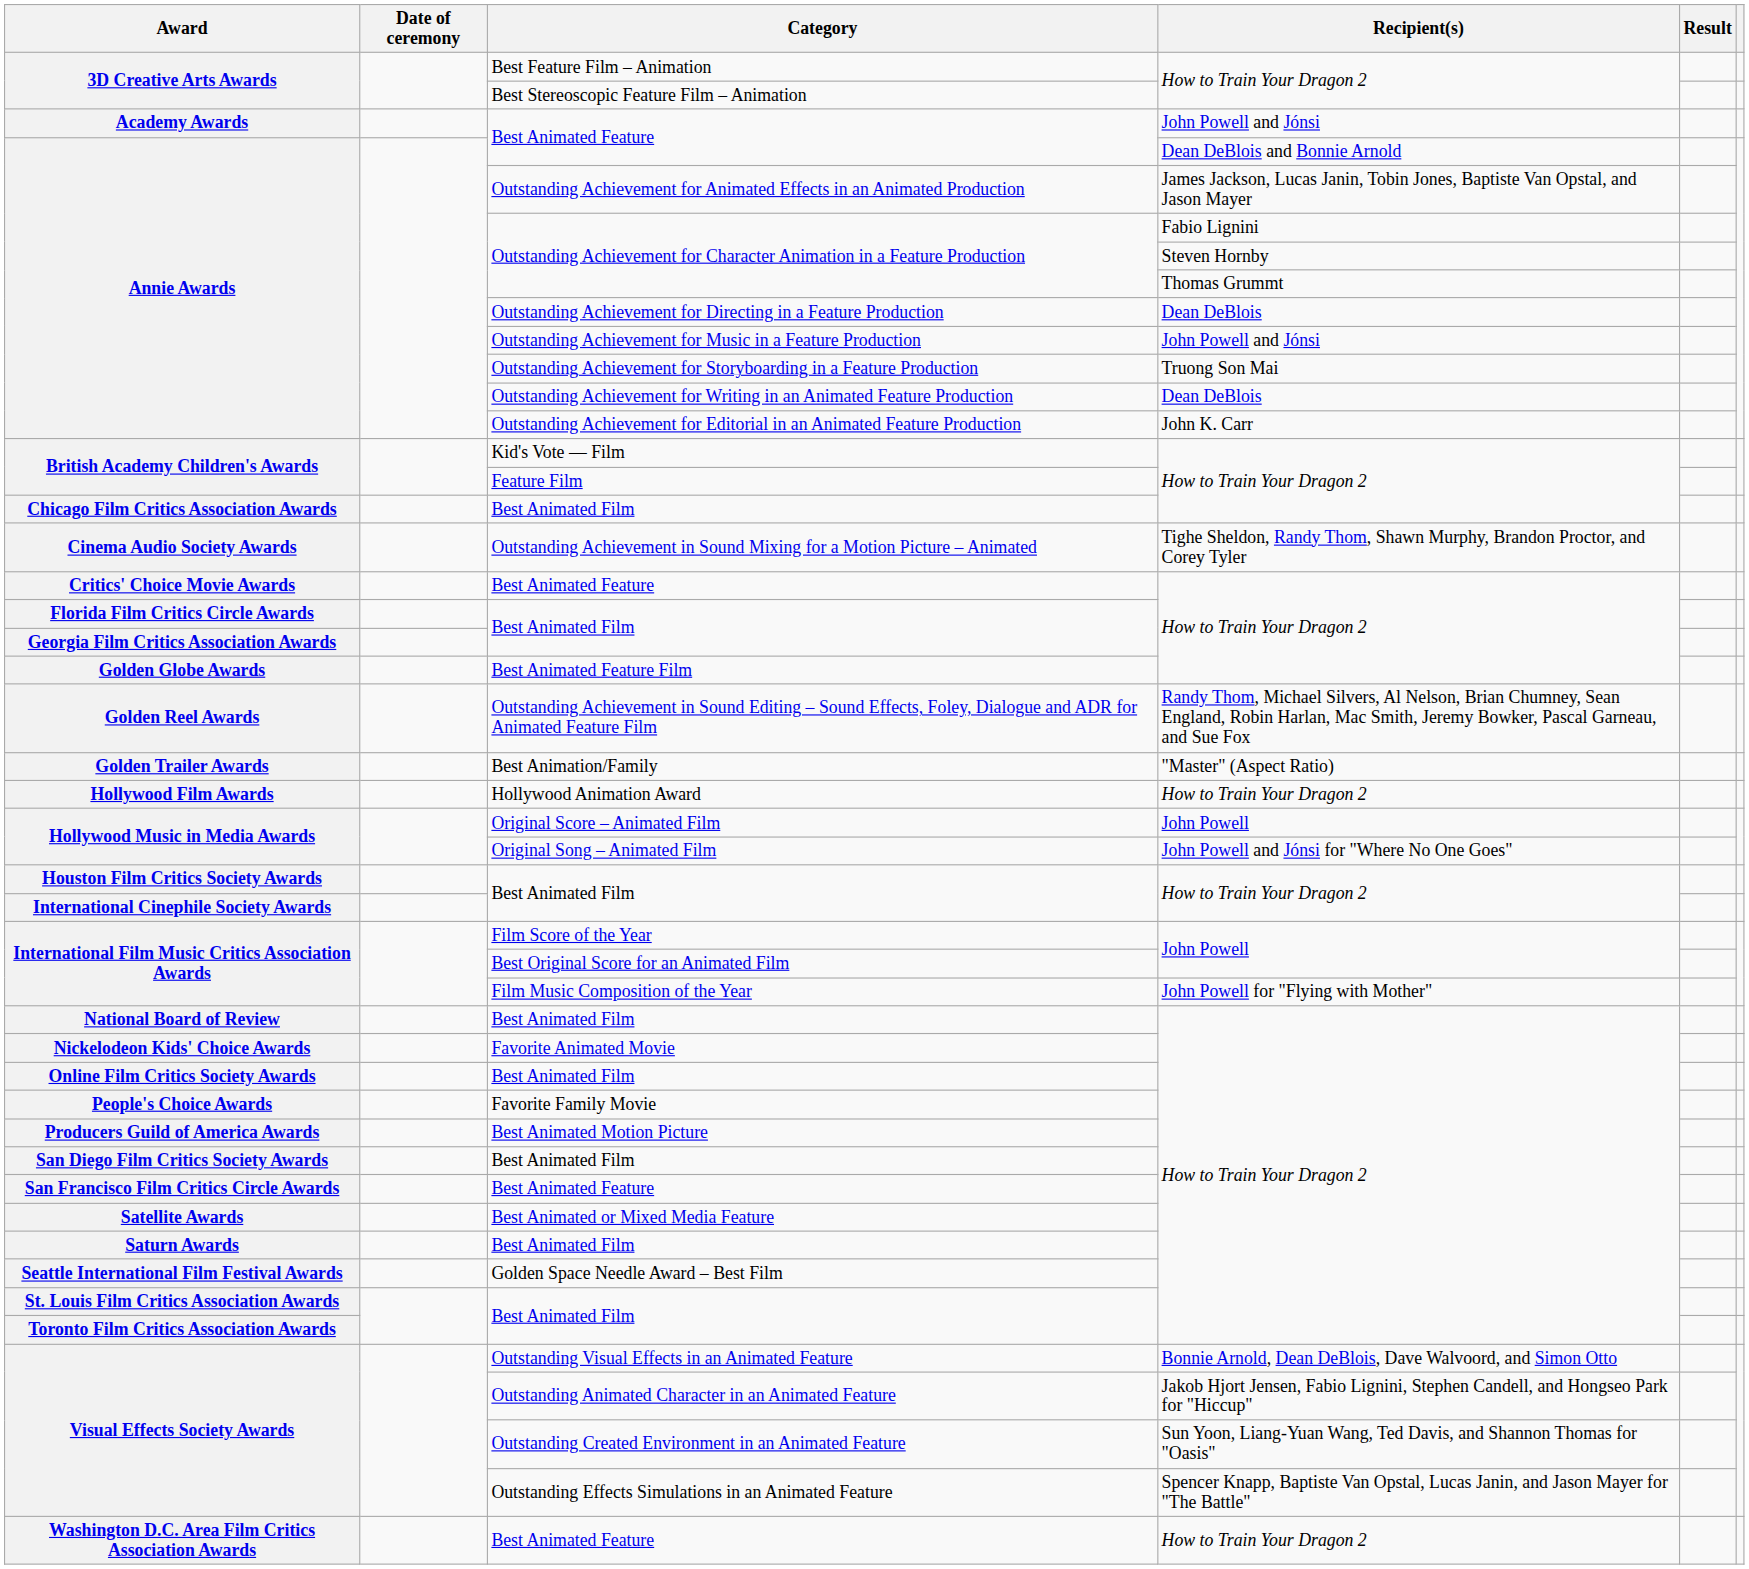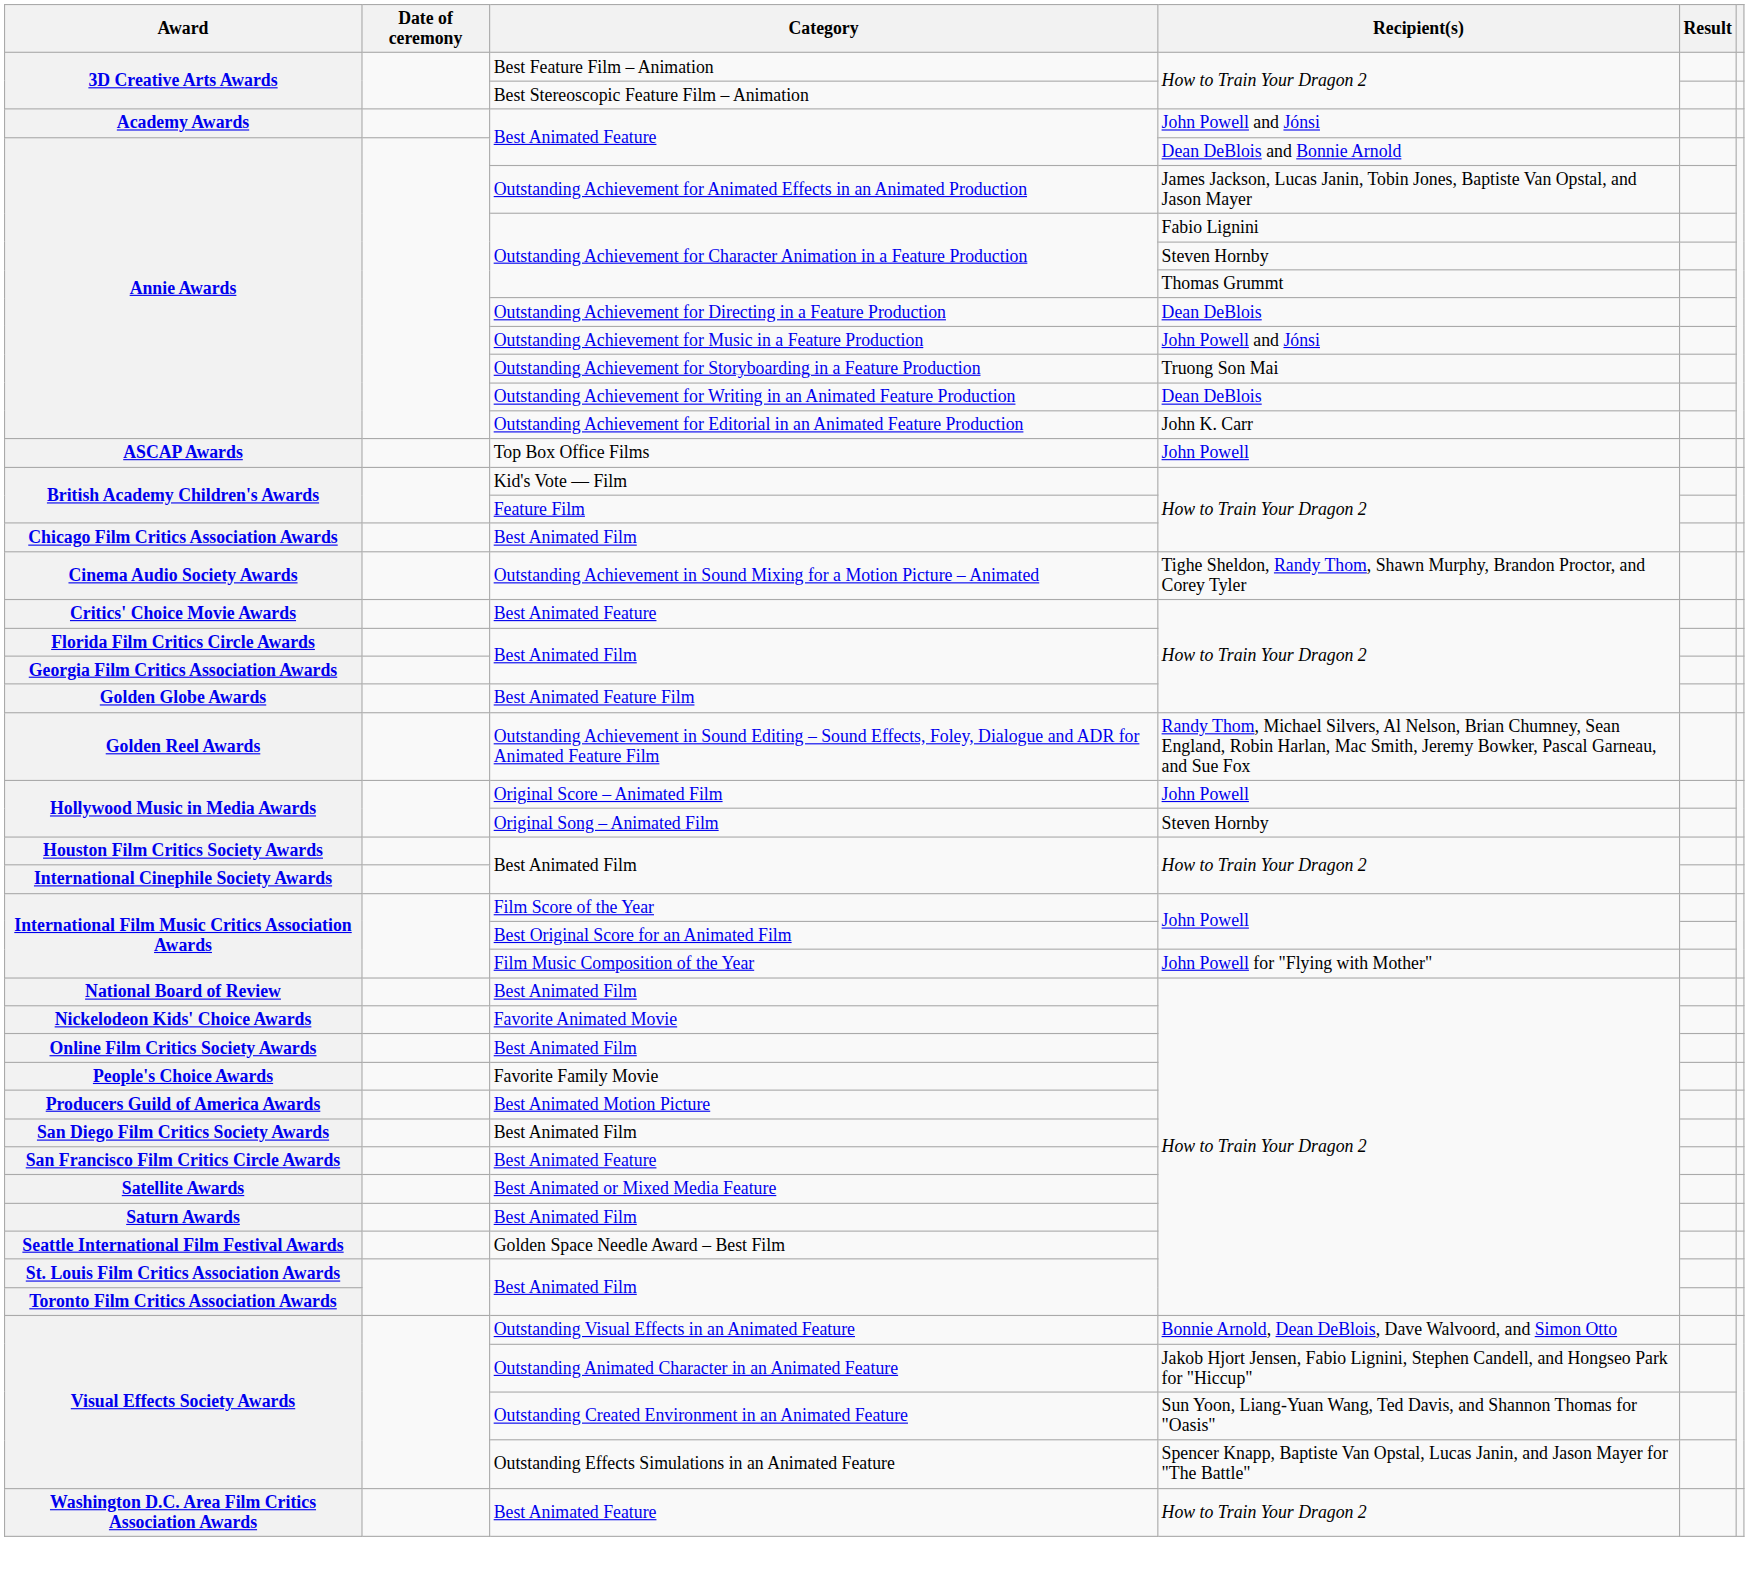+ row: (183, 452)
- row: (182, 766)
- row: (182, 794)
(1337, 850) John Powell and Jónsi for "Where No One Goes" -> (1215, 822) Steven Hornby
